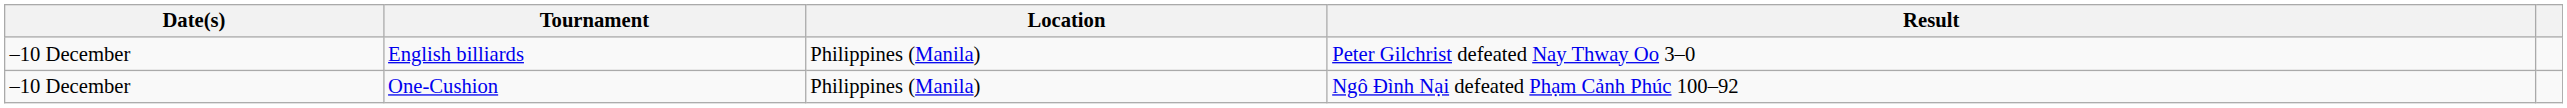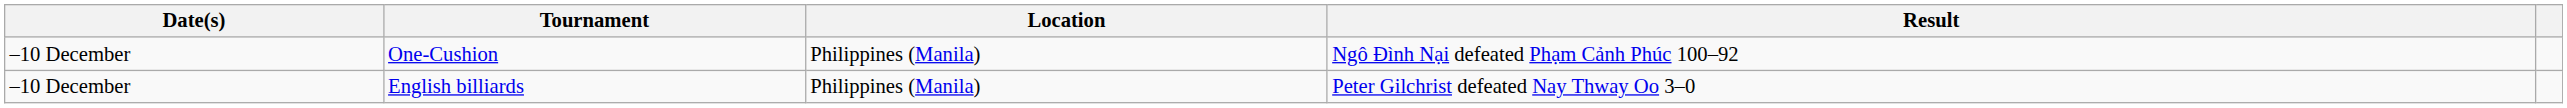rows swapped: (456, 53) <-> (443, 86)
